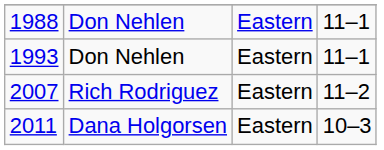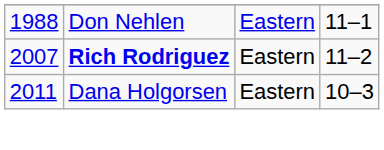- row: (34, 56)
(144, 91) normal -> (149, 56) bold
